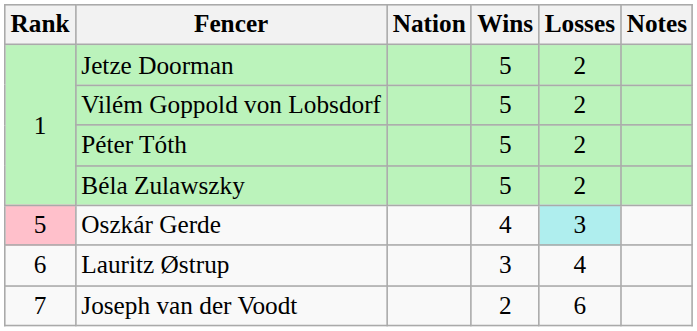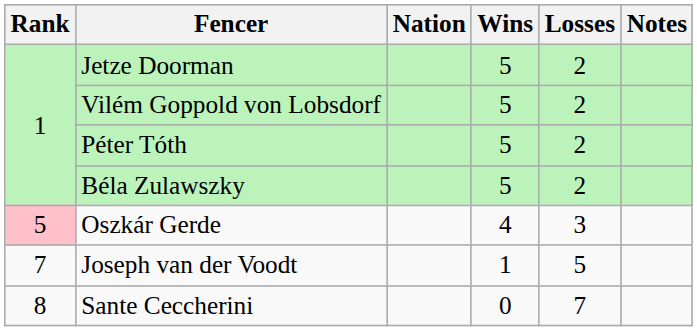(580, 225) paleturquoise background -> (580, 225) no background
- row: (155, 265)
(505, 305) 2 -> (505, 265) 1
(580, 305) 6 -> (580, 265) 5
+ row: (167, 305)
